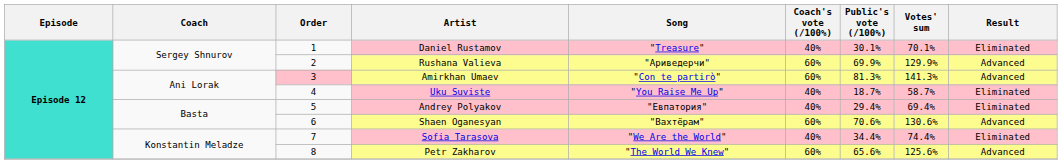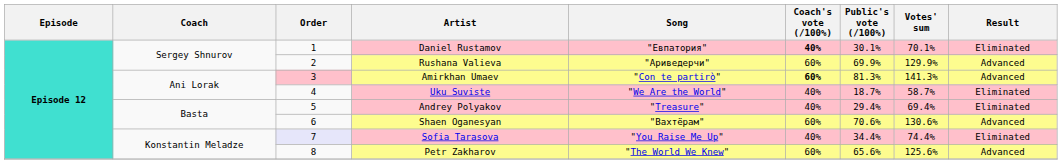(677, 48) "Treasure" -> (677, 48) "Евпатория"
(813, 48) normal -> (813, 48) bold
(813, 77) normal -> (813, 77) bold
(677, 92) "You Raise Me Up" -> (677, 92) "We Are the World"
(677, 107) "Евпатория" -> (677, 107) "Treasure"
(314, 137) no background -> (314, 137) lavender background
(677, 137) "We Are the World" -> (677, 137) "You Raise Me Up"
